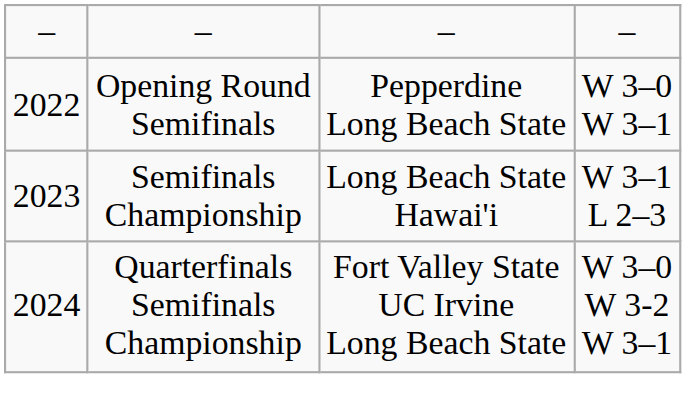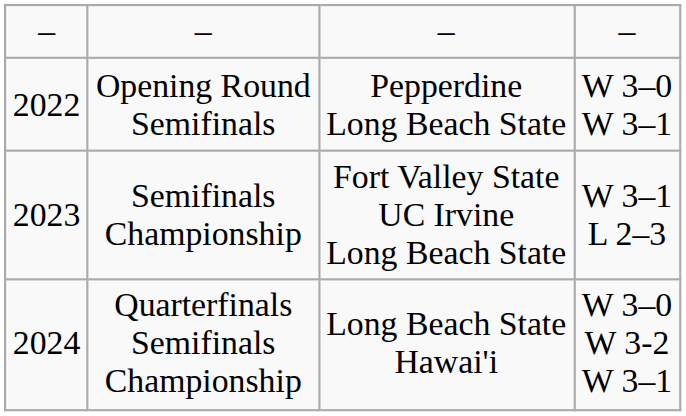(446, 195) Long Beach State Hawai'i -> (446, 214) Fort Valley State UC Irvine Long Beach State
(446, 305) Fort Valley State UC Irvine Long Beach State -> (446, 343) Long Beach State Hawai'i
